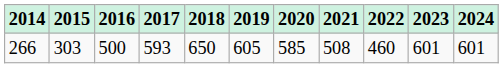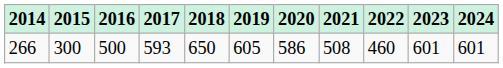(67, 47) 303 -> (67, 47) 300
(292, 47) 585 -> (292, 47) 586
